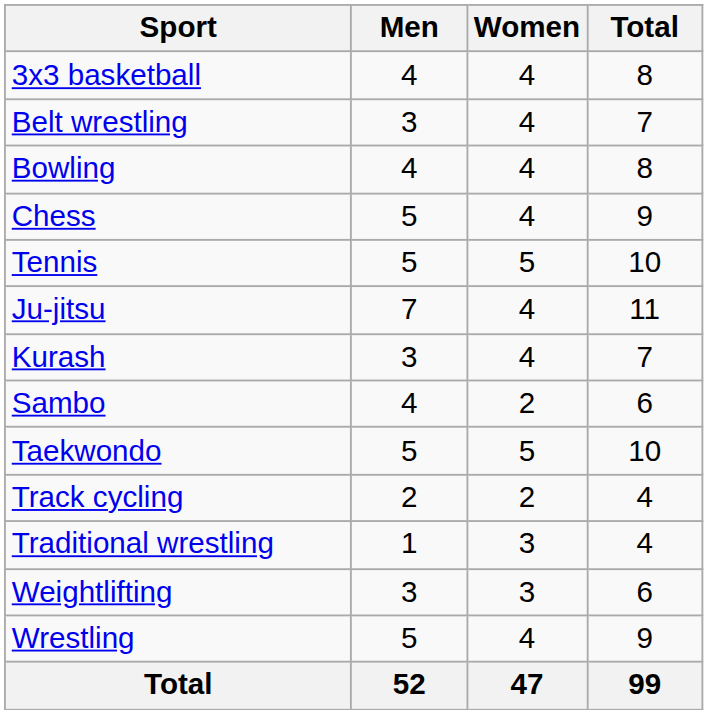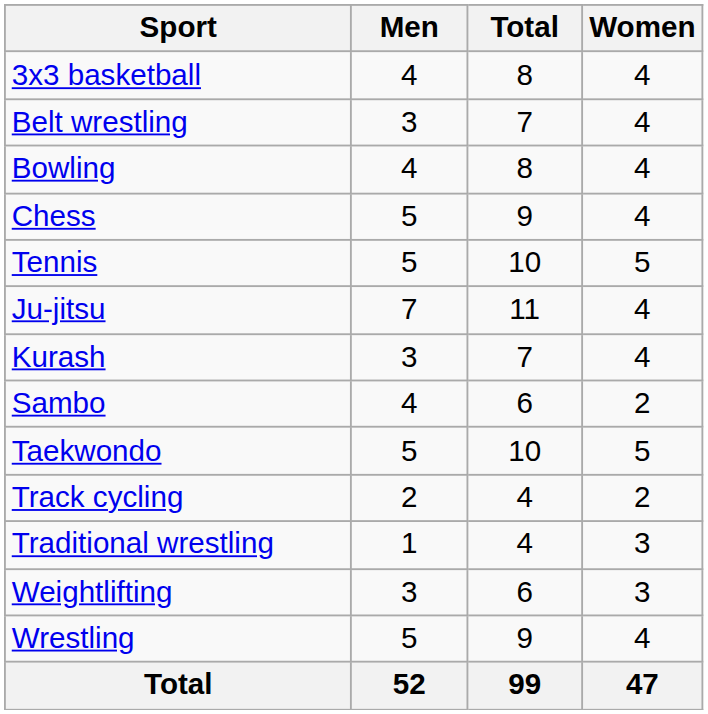columns swapped: (527, 27) <-> (645, 27)
